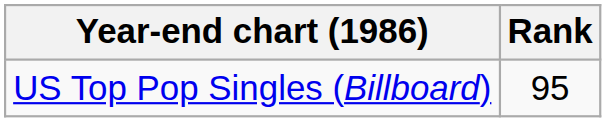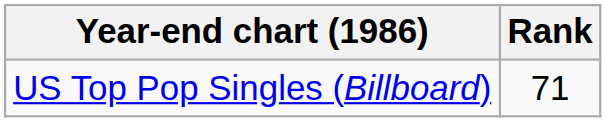(550, 87) 95 -> (550, 87) 71
